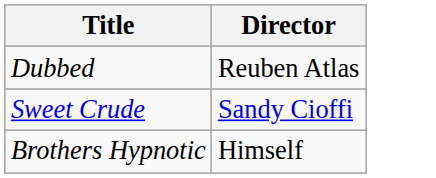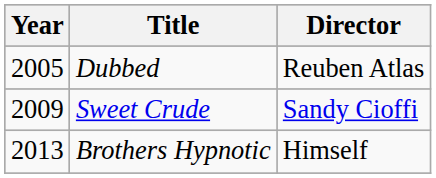+ column: (37, 25)
